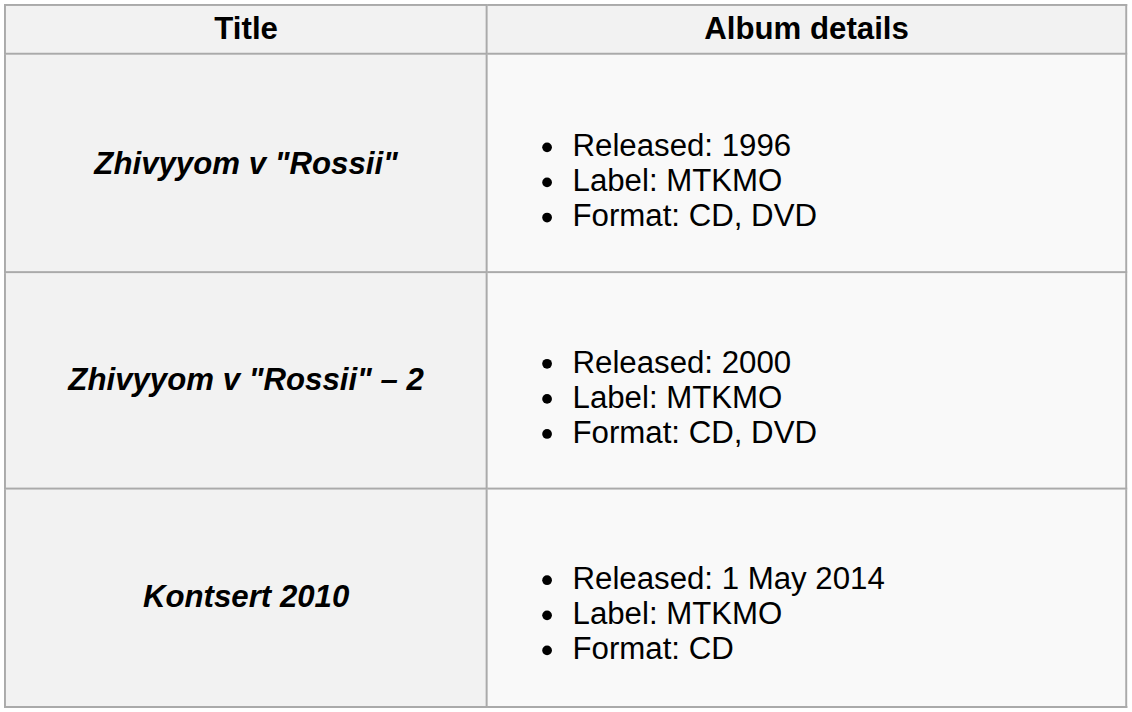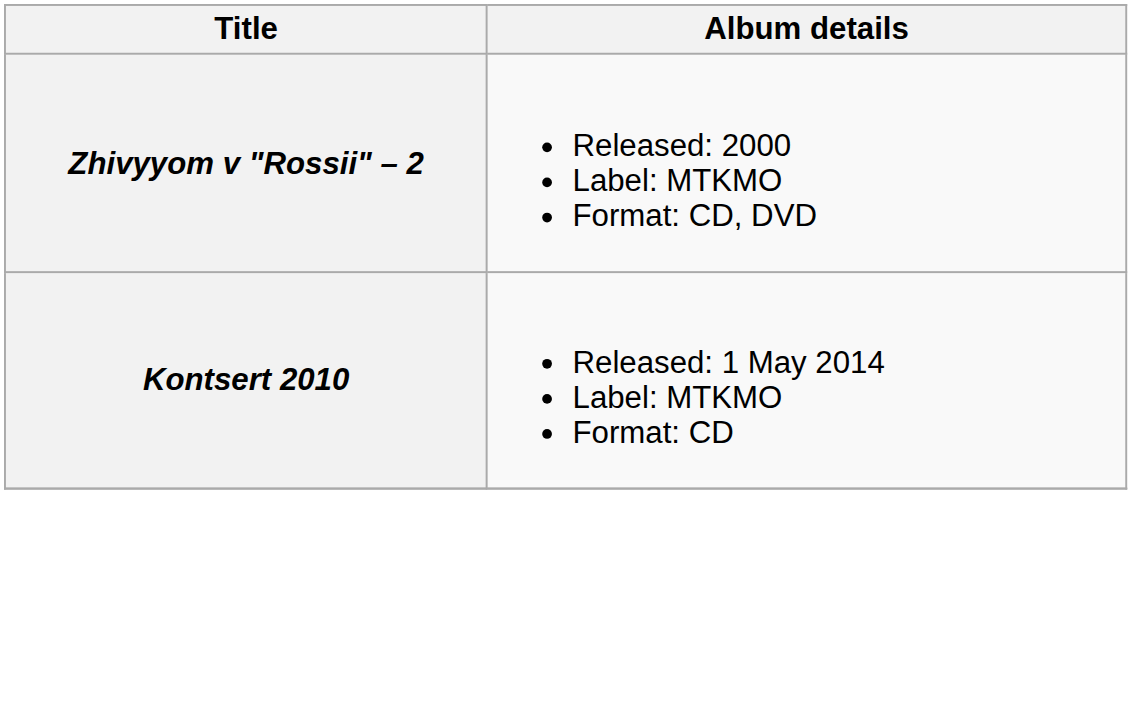- row: (246, 162)
